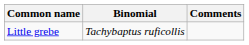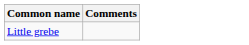- column: (135, 13)
